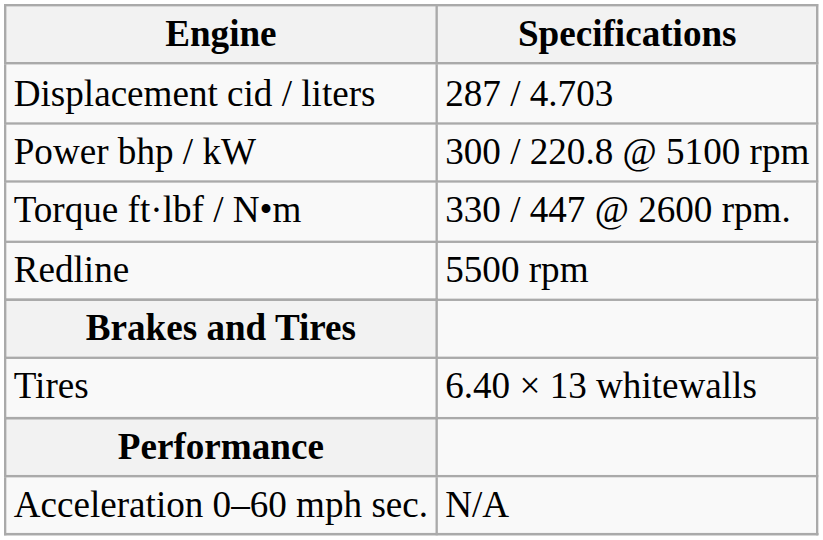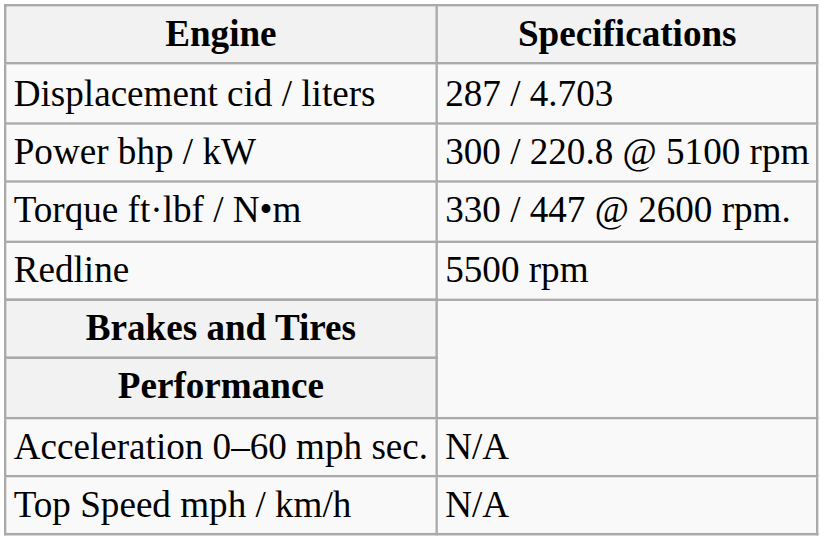- row: (51, 387)
+ row: (183, 504)
